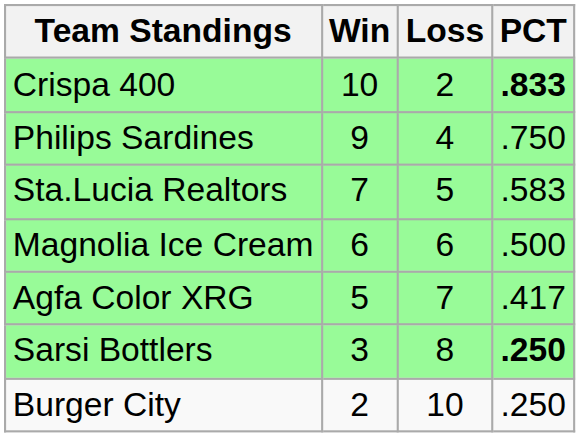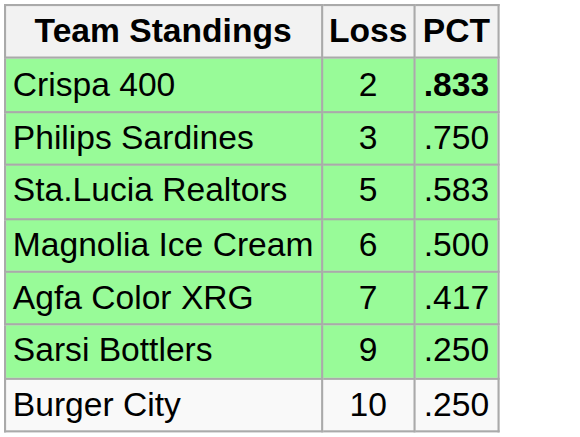- column: (360, 31)
(445, 137) 4 -> (368, 137) 3
(445, 350) 8 -> (368, 350) 9
(533, 350) bold -> (456, 350) normal
